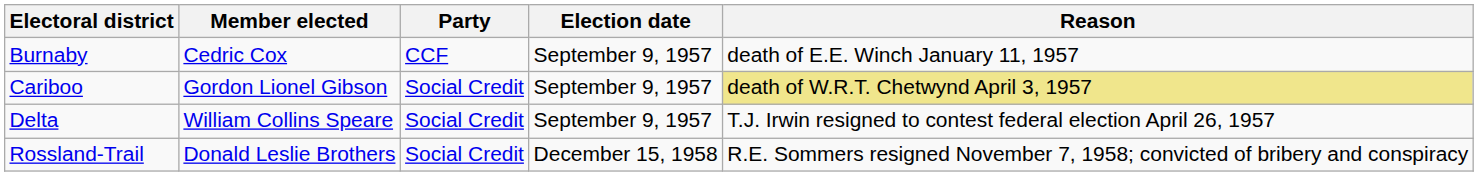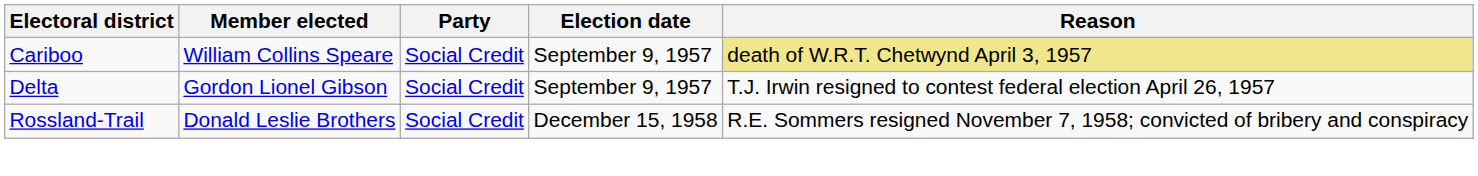- row: (49, 54)
(285, 87) Gordon Lionel Gibson -> (288, 54) William Collins Speare
(288, 120) William Collins Speare -> (285, 87) Gordon Lionel Gibson
